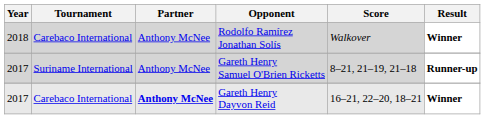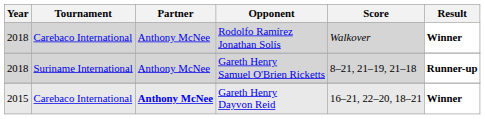(18, 68) 2017 -> (18, 68) 2018
(18, 99) 2017 -> (18, 99) 2015
